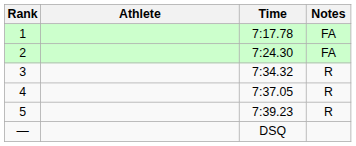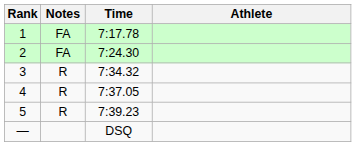columns swapped: (140, 14) <-> (328, 14)
